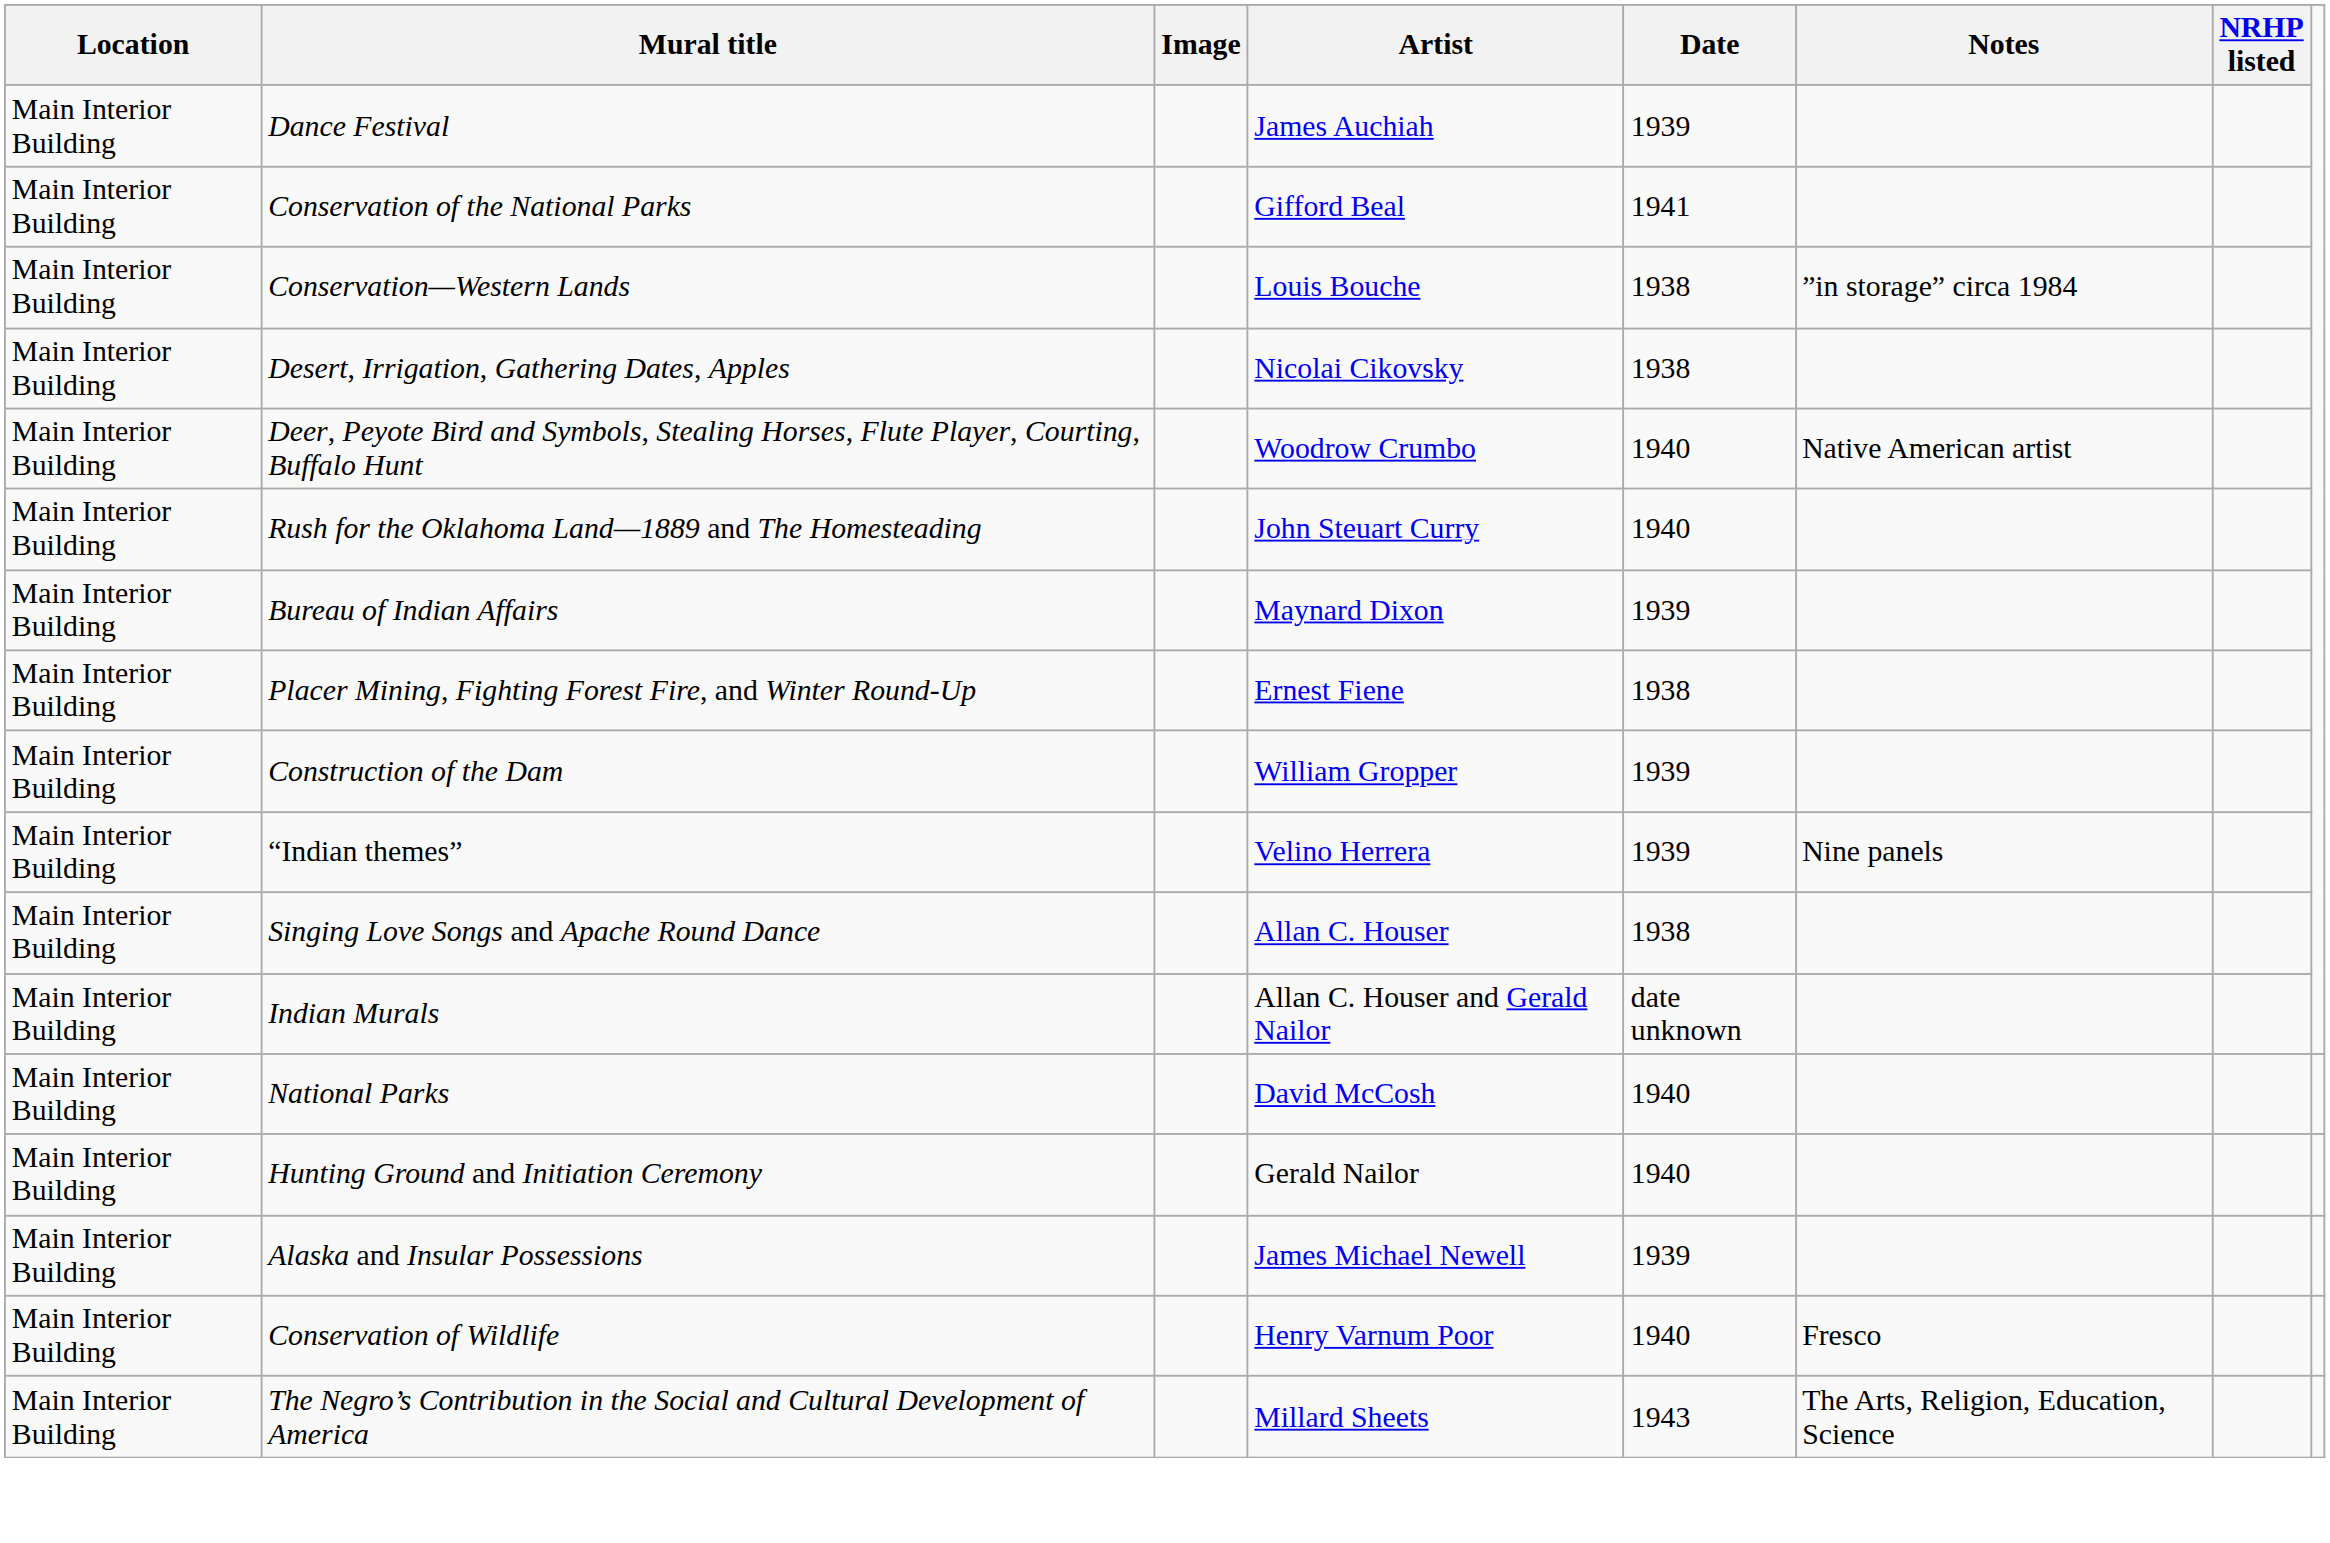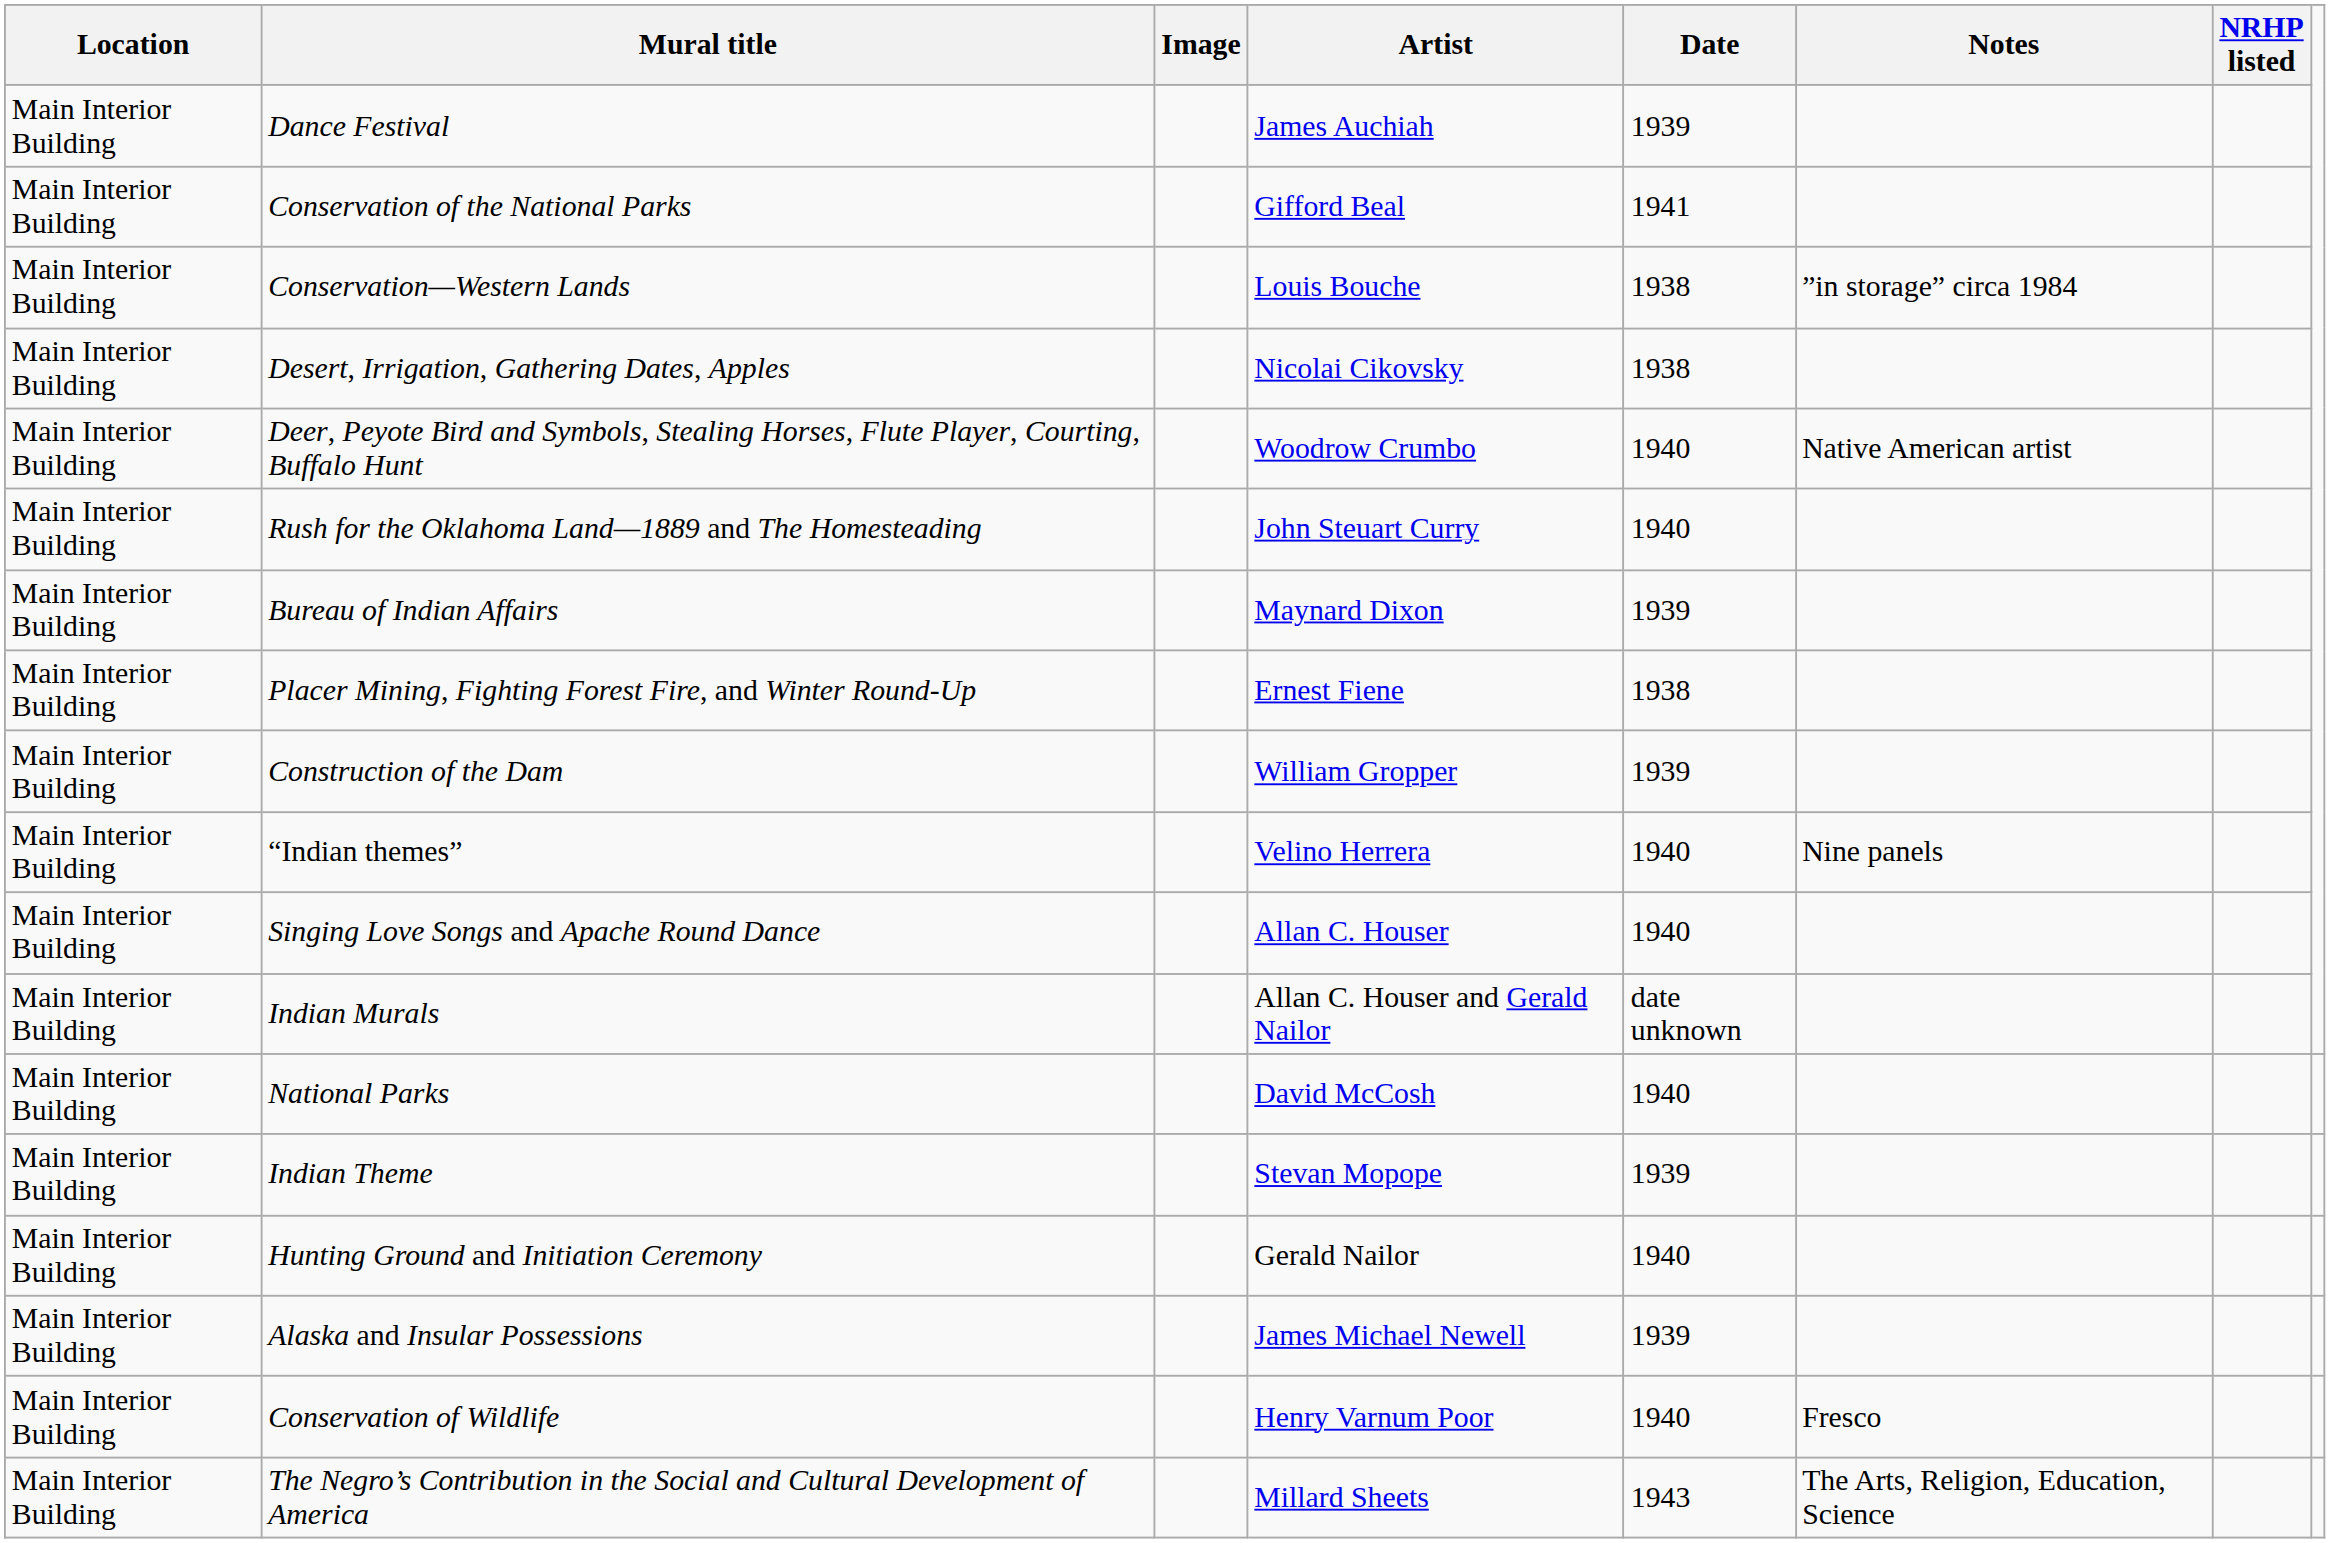(1661, 851) 1939 -> (1661, 851) 1940
(1661, 932) 1938 -> (1661, 932) 1940
+ row: (350, 1174)
